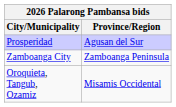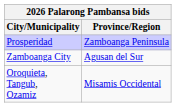(114, 42) Agusan del Sur -> (127, 42) Zamboanga Peninsula
(127, 57) Zamboanga Peninsula -> (114, 57) Agusan del Sur
